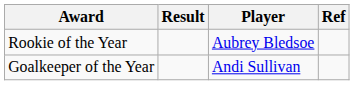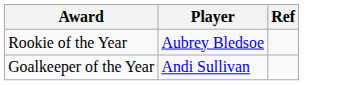- column: (183, 17)
